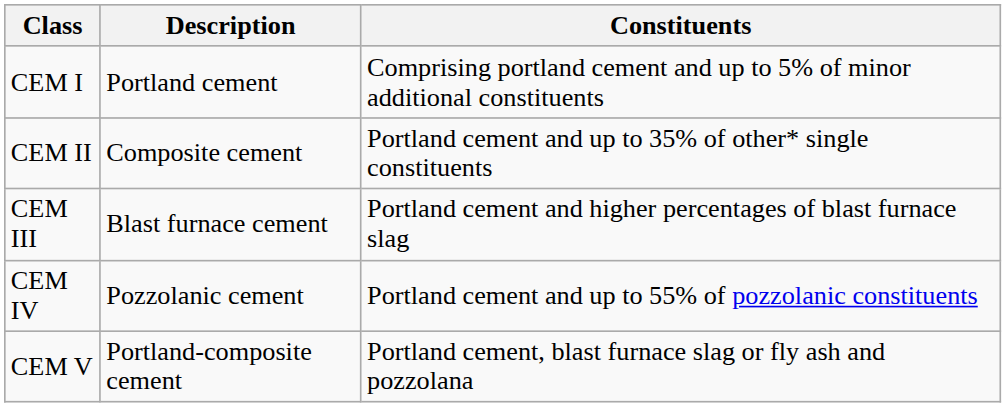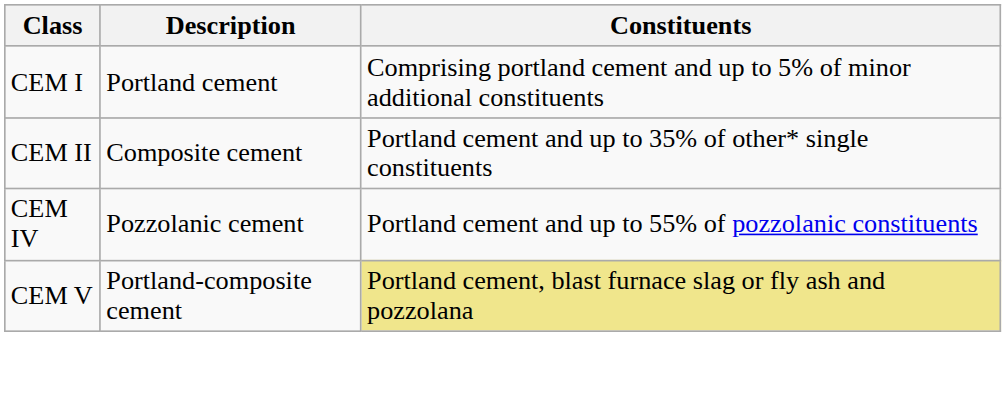- row: (39, 223)
(626, 366) no background -> (626, 295) khaki background
